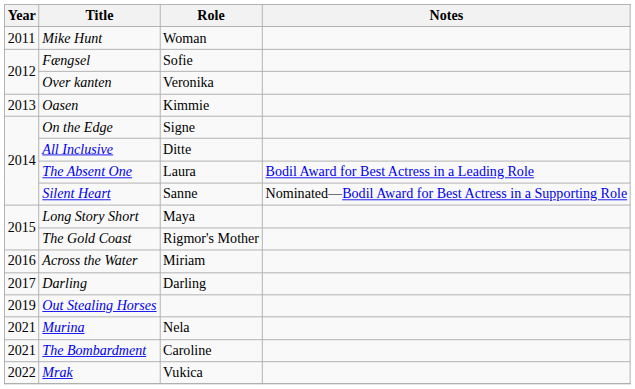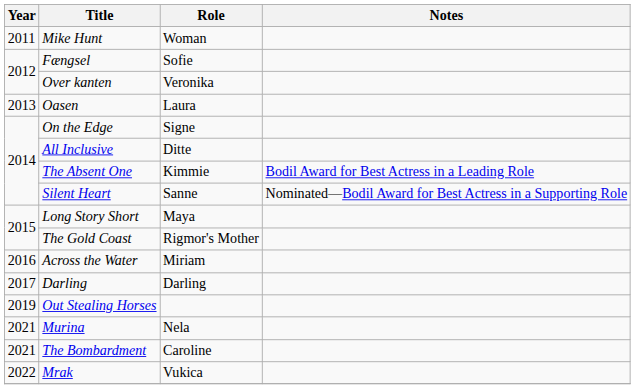(186, 104) Kimmie -> (179, 104) Laura
(179, 171) Laura -> (186, 171) Kimmie
